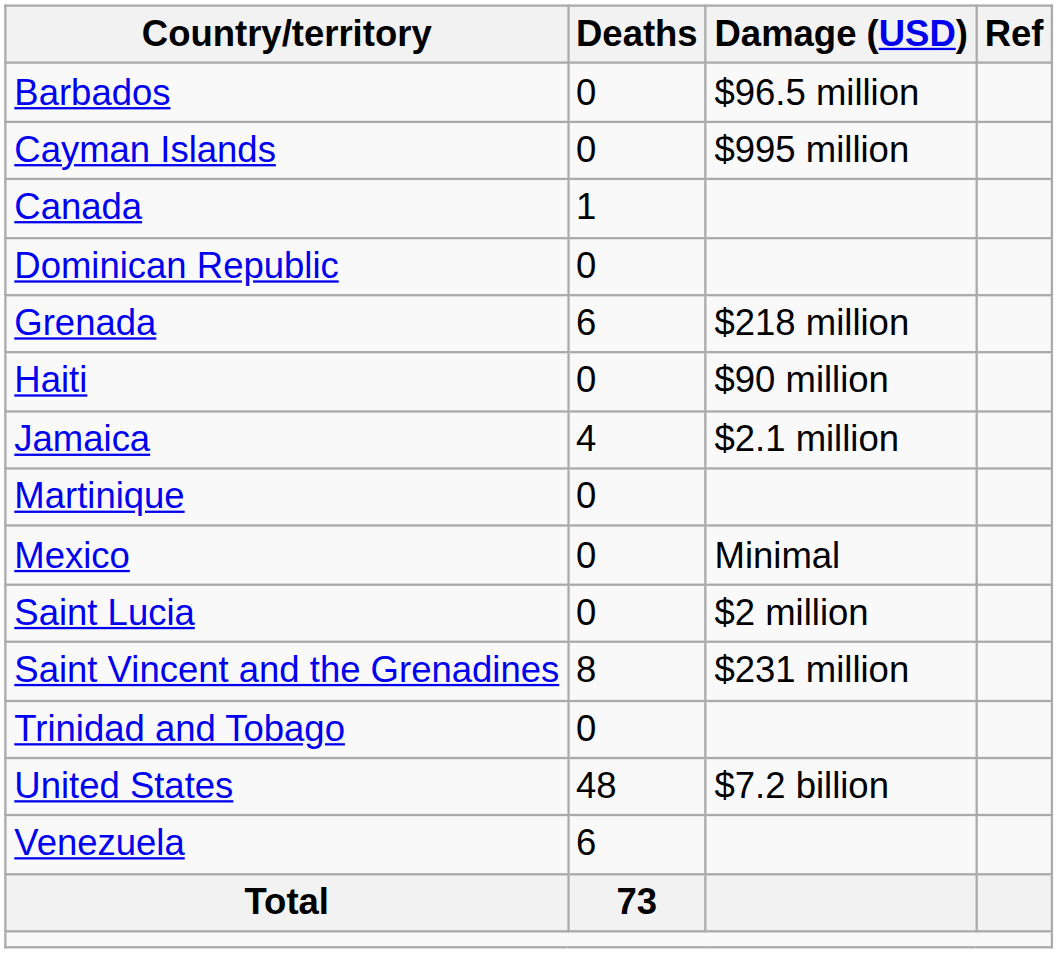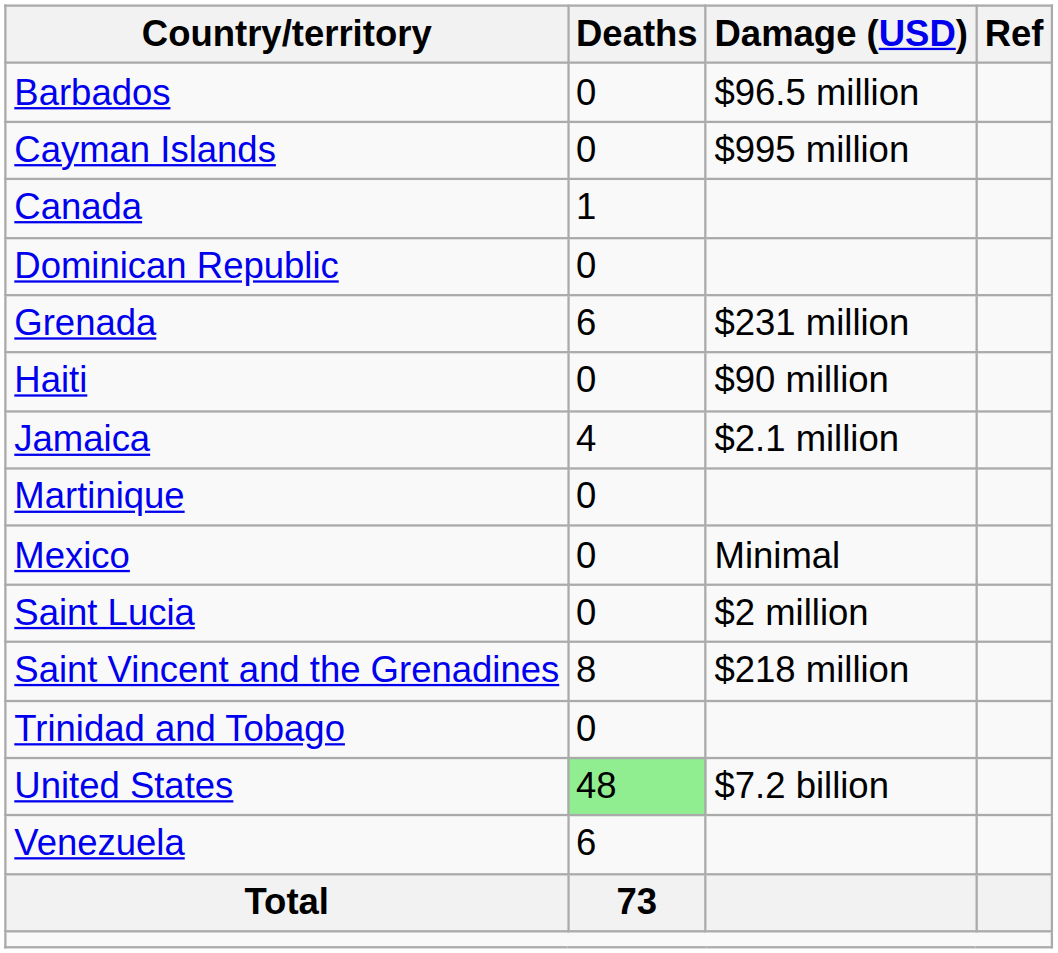(812, 323) $218 million -> (812, 323) $231 million
(812, 670) $231 million -> (812, 670) $218 million
(596, 786) no background -> (596, 786) lightgreen background
